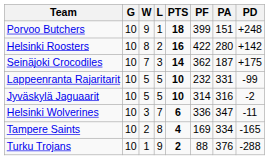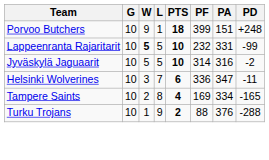- row: (48, 46)
- row: (55, 63)
(147, 79) normal -> (147, 46) bold
